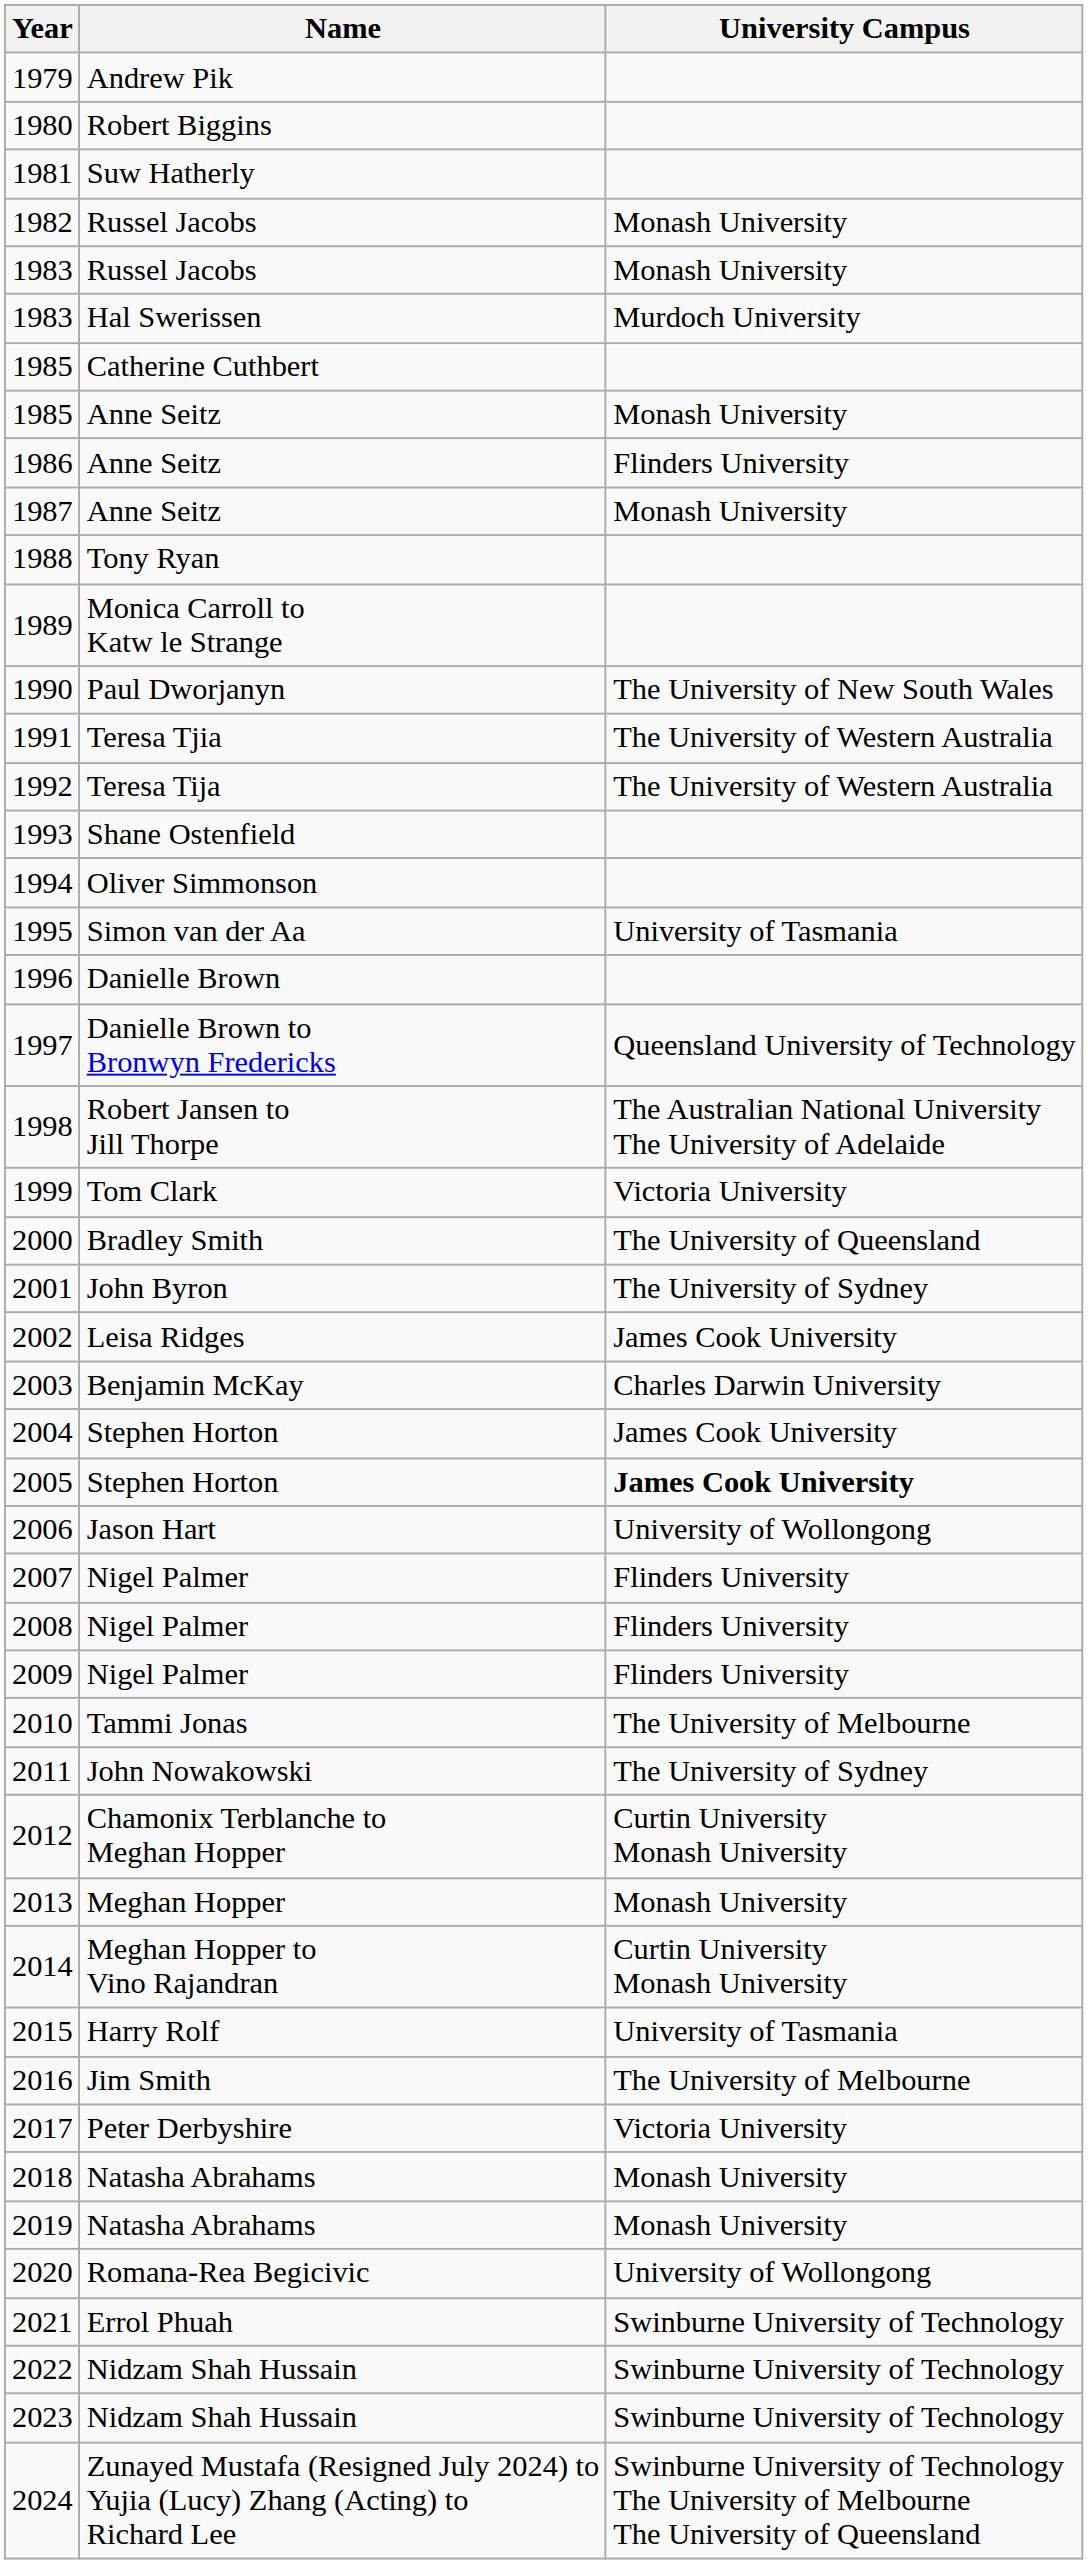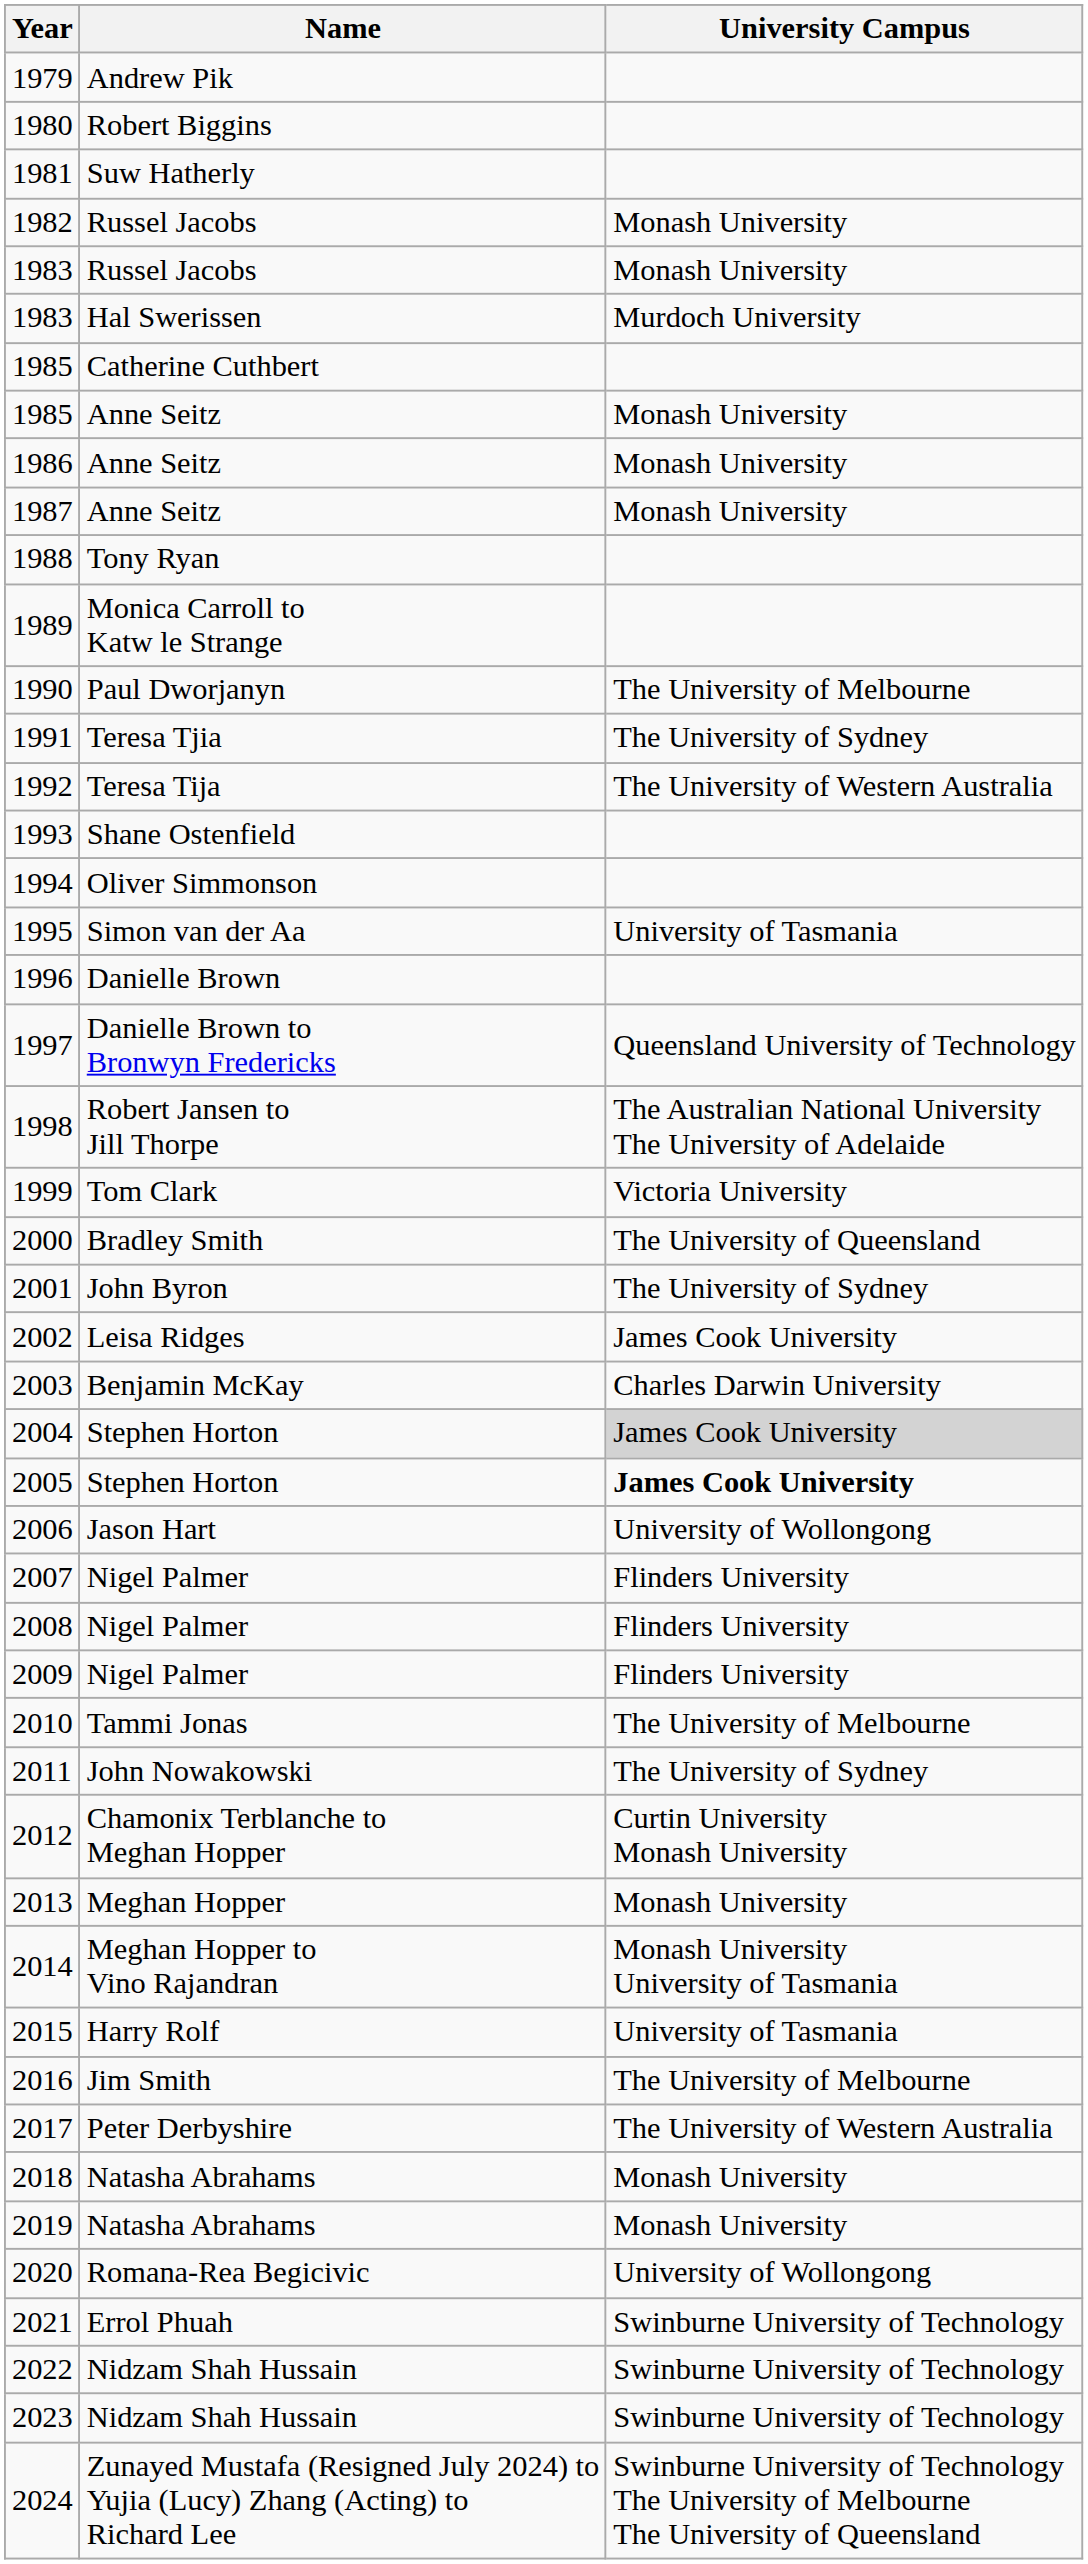(731, 462) Flinders University -> (730, 462) Monash University
(833, 689) The University of New South Wales -> (792, 689) The University of Melbourne
(833, 737) The University of Western Australia -> (771, 737) The University of Sydney
(755, 1432) no background -> (755, 1432) lightgrey background
(730, 1966) Curtin University Monash University -> (755, 1966) Monash University University of Tasmania
(730, 2128) Victoria University -> (833, 2128) The University of Western Australia
